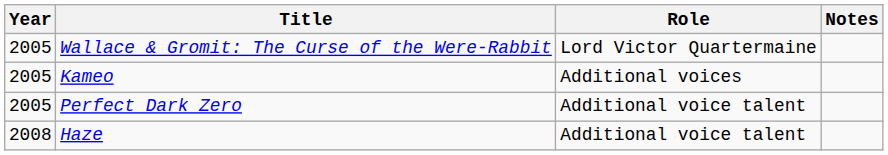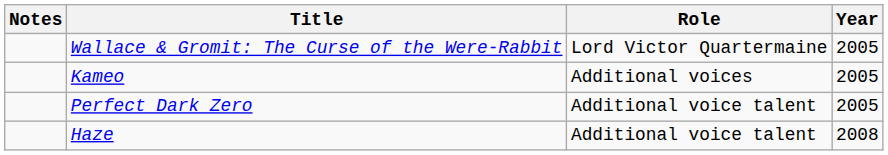columns swapped: (30, 19) <-> (852, 19)
